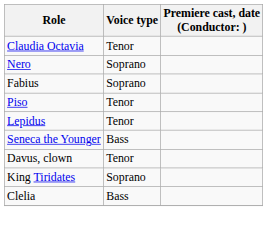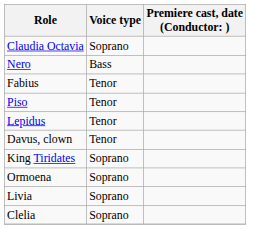(120, 45) Tenor -> (109, 45) Soprano
(126, 64) Soprano -> (100, 64) Bass
(126, 83) Soprano -> (103, 83) Tenor
- row: (54, 139)
+ row: (29, 177)
+ row: (20, 196)
(117, 196) Bass -> (109, 214) Soprano
